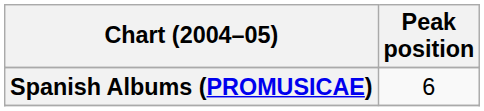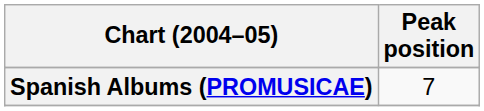(429, 86) 6 -> (429, 86) 7
